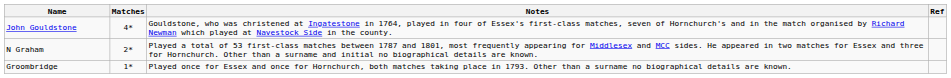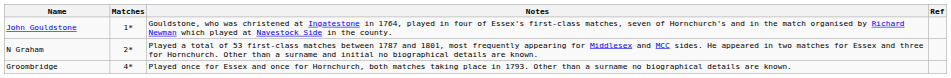(128, 28) 4* -> (128, 28) 1*
(128, 67) 1* -> (128, 67) 4*
